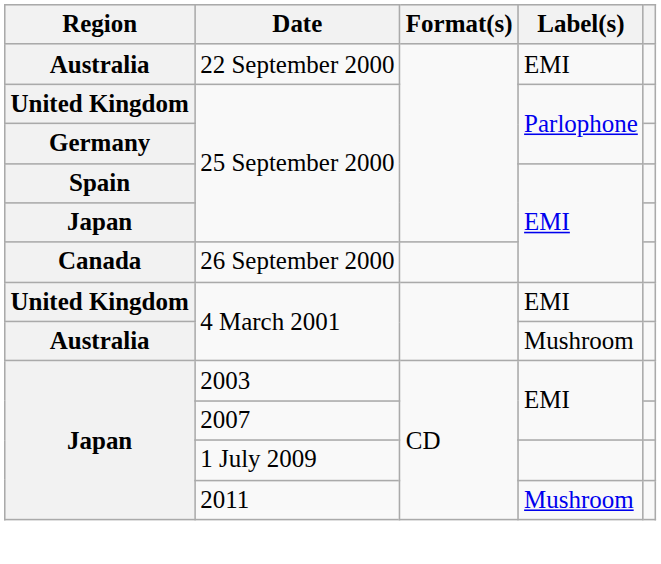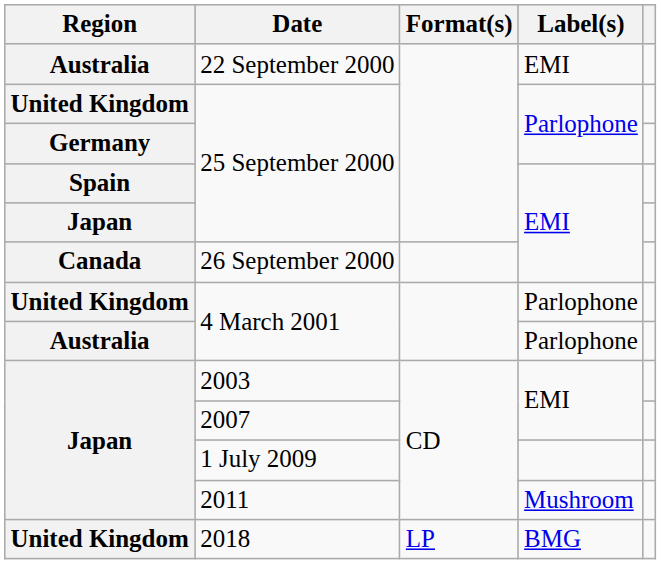(547, 301) EMI -> (581, 301) Parlophone
(579, 340) Mushroom -> (581, 340) Parlophone
+ row: (100, 538)
